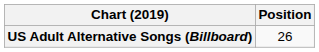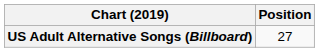(285, 36) 26 -> (285, 36) 27
